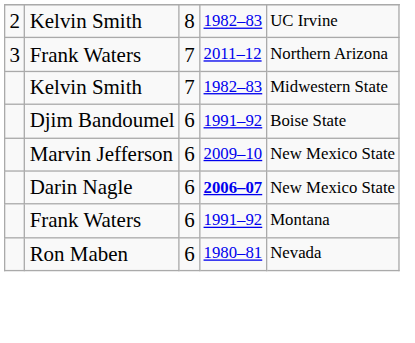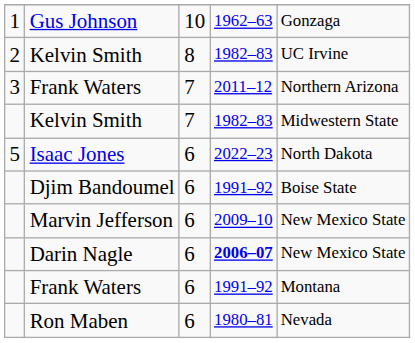+ row: (15, 21)
+ row: (15, 154)
